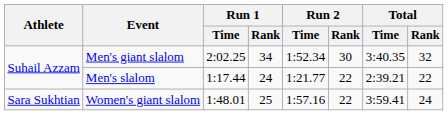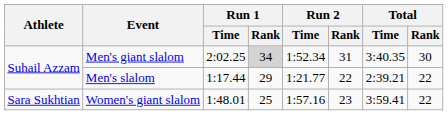(266, 57) no background -> (266, 57) lightgrey background
(346, 57) 30 -> (346, 57) 31
(425, 57) 32 -> (425, 57) 30
(266, 78) 24 -> (266, 78) 29
(346, 99) 22 -> (346, 99) 23
(425, 99) 24 -> (425, 99) 22
